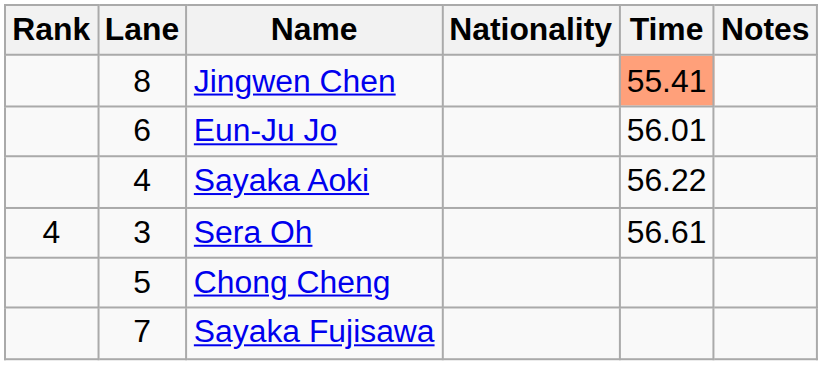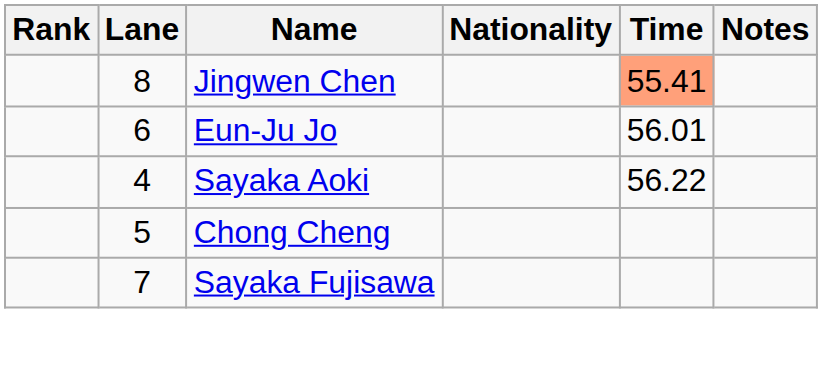- row: (253, 231)
